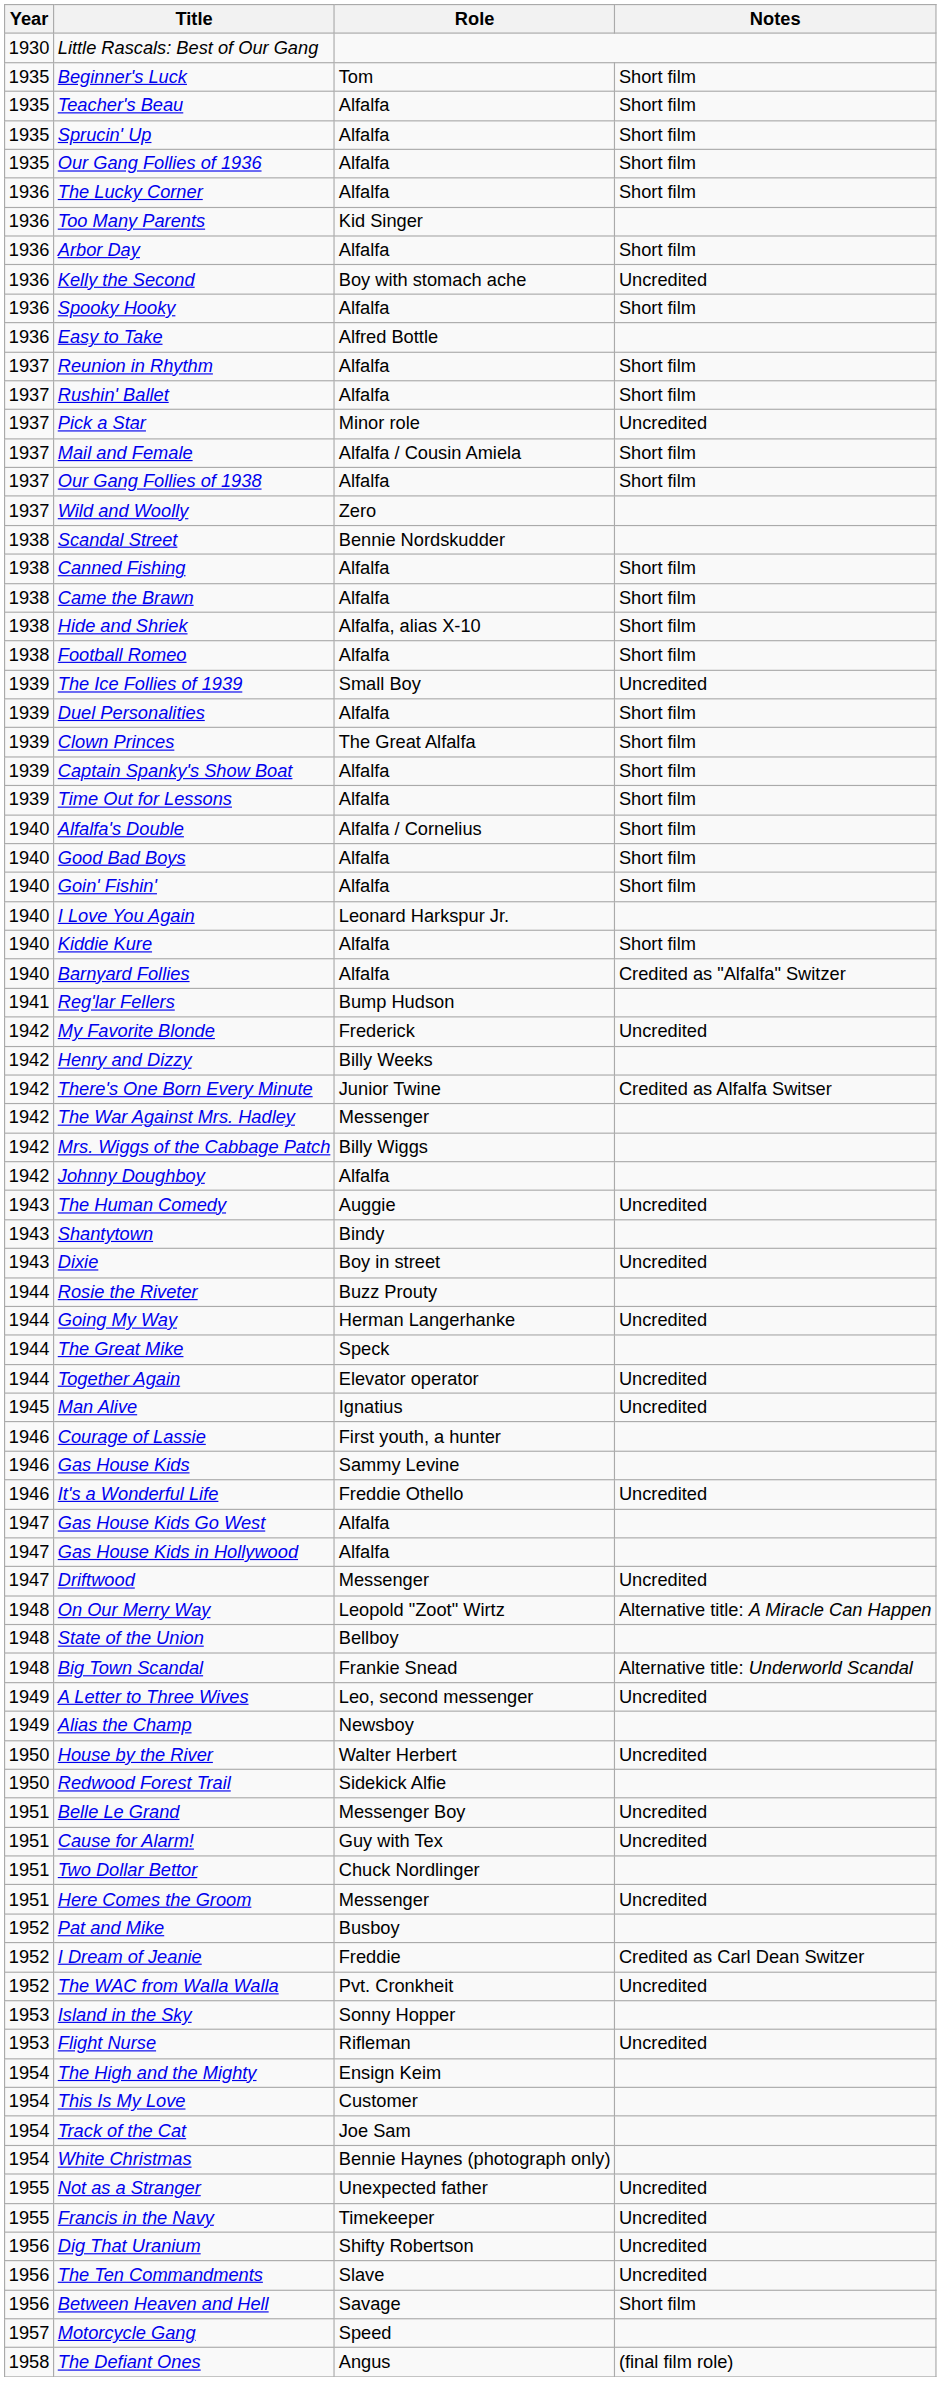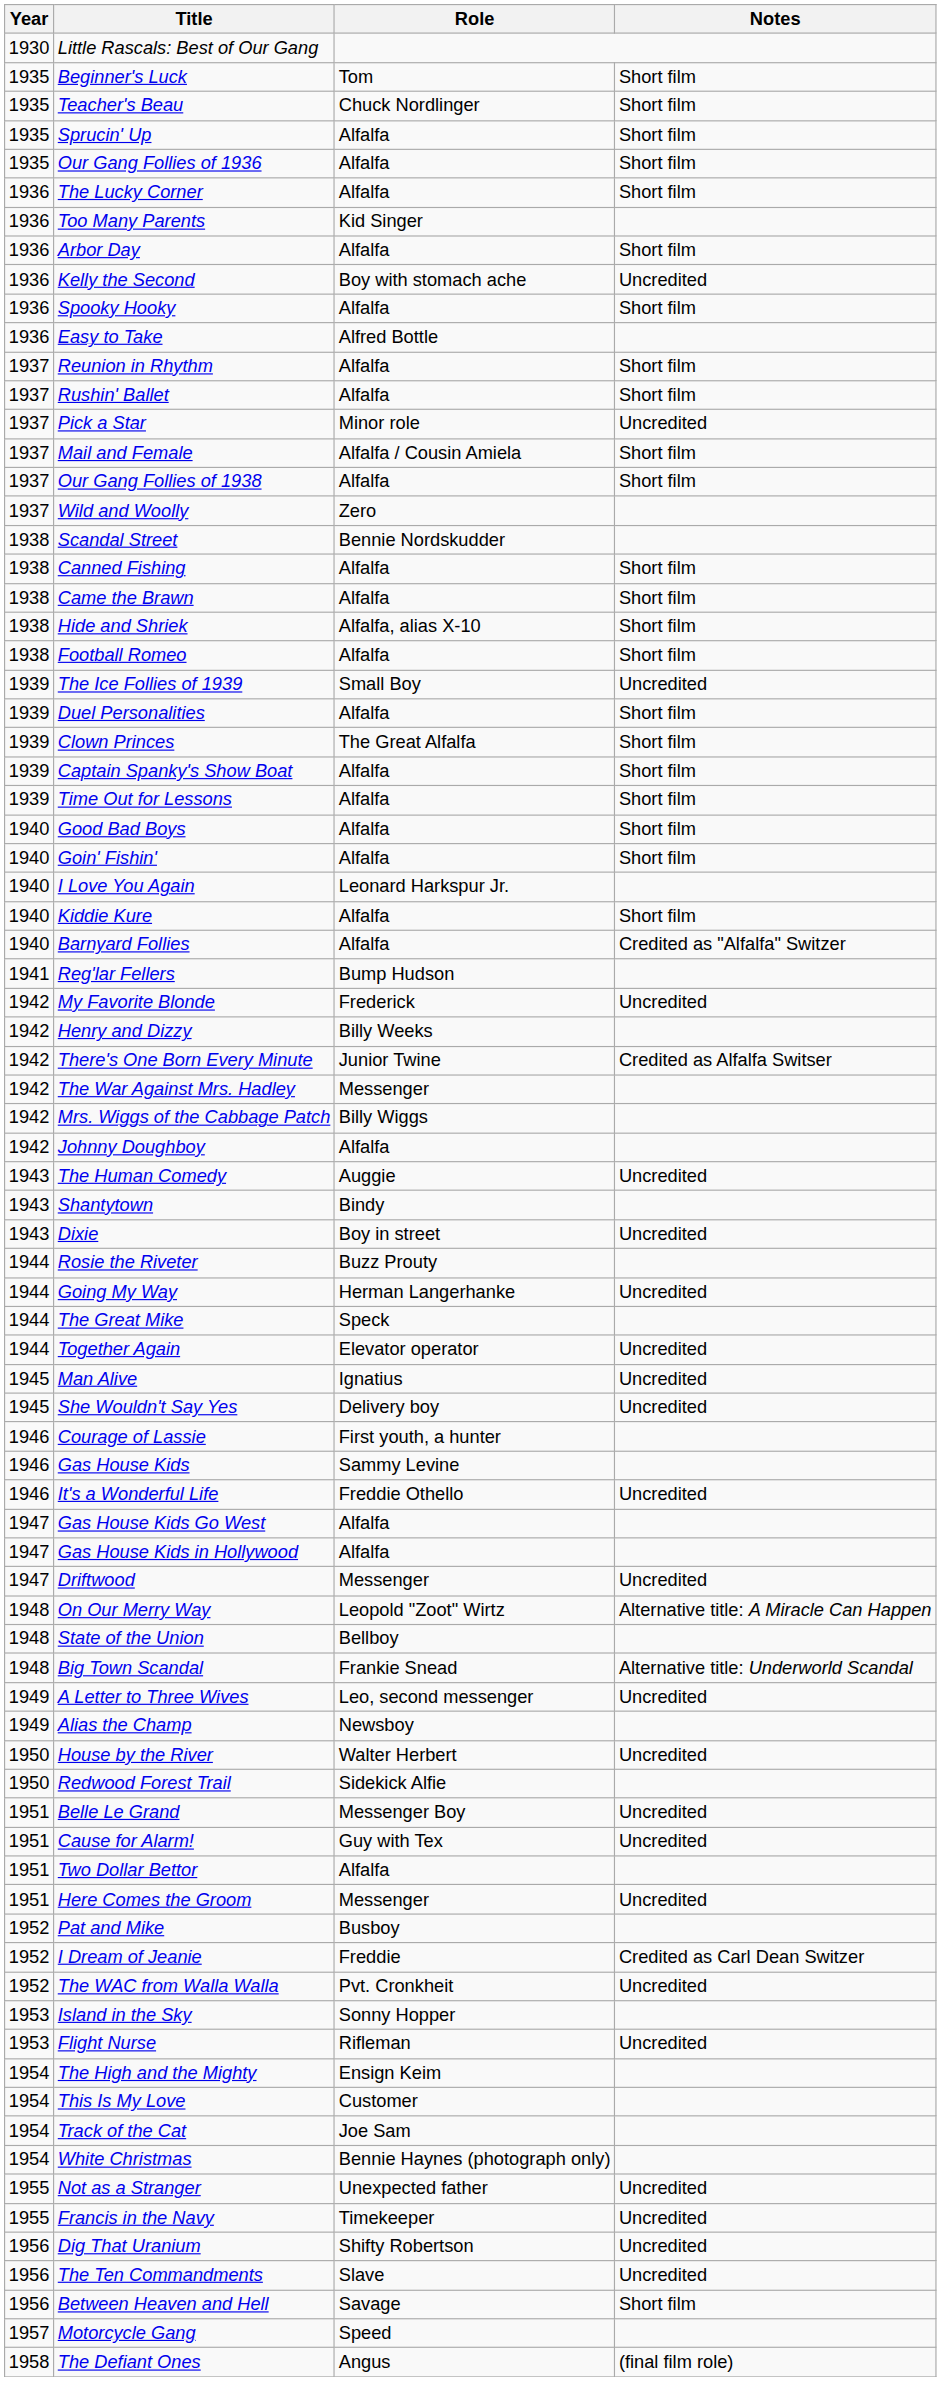(364, 105) Alfalfa -> (409, 105) Chuck Nordlinger
- row: (121, 828)
+ row: (148, 1407)
(409, 1870) Chuck Nordlinger -> (364, 1870) Alfalfa
